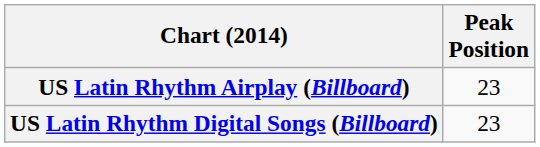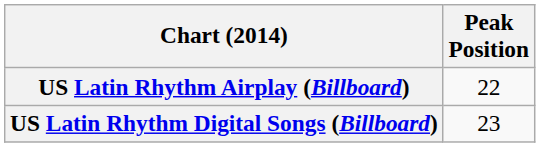(489, 86) 23 -> (489, 86) 22
